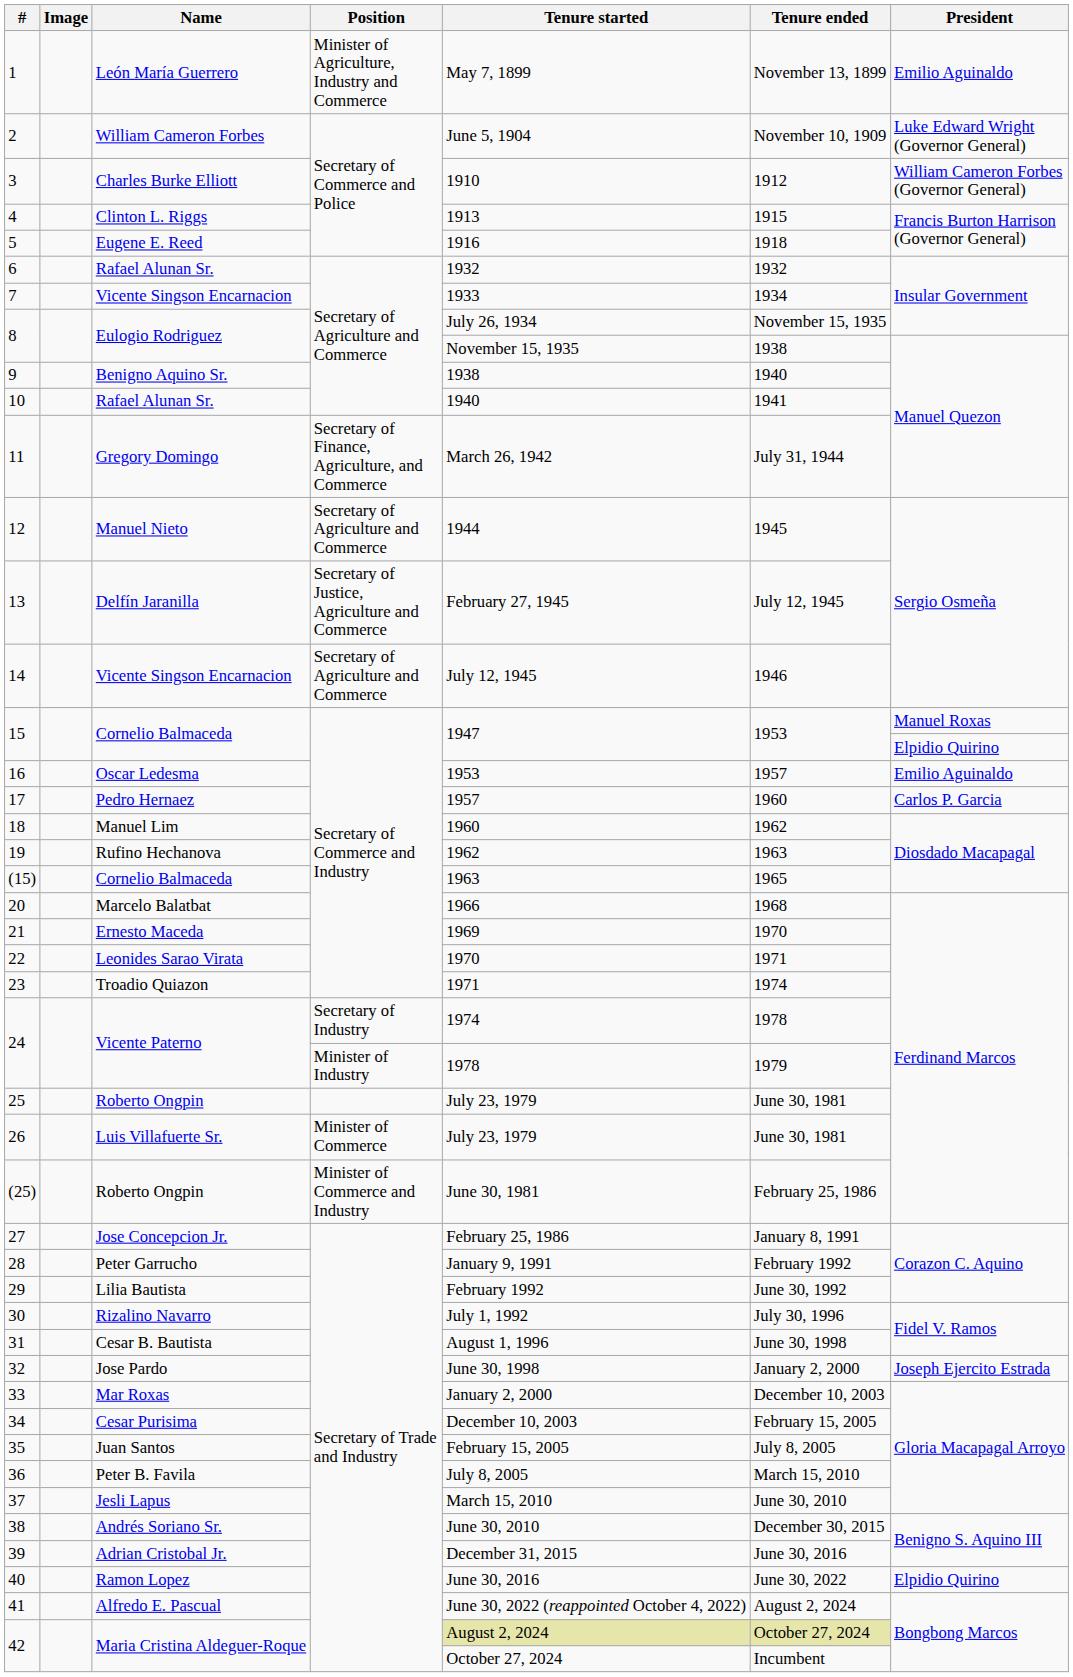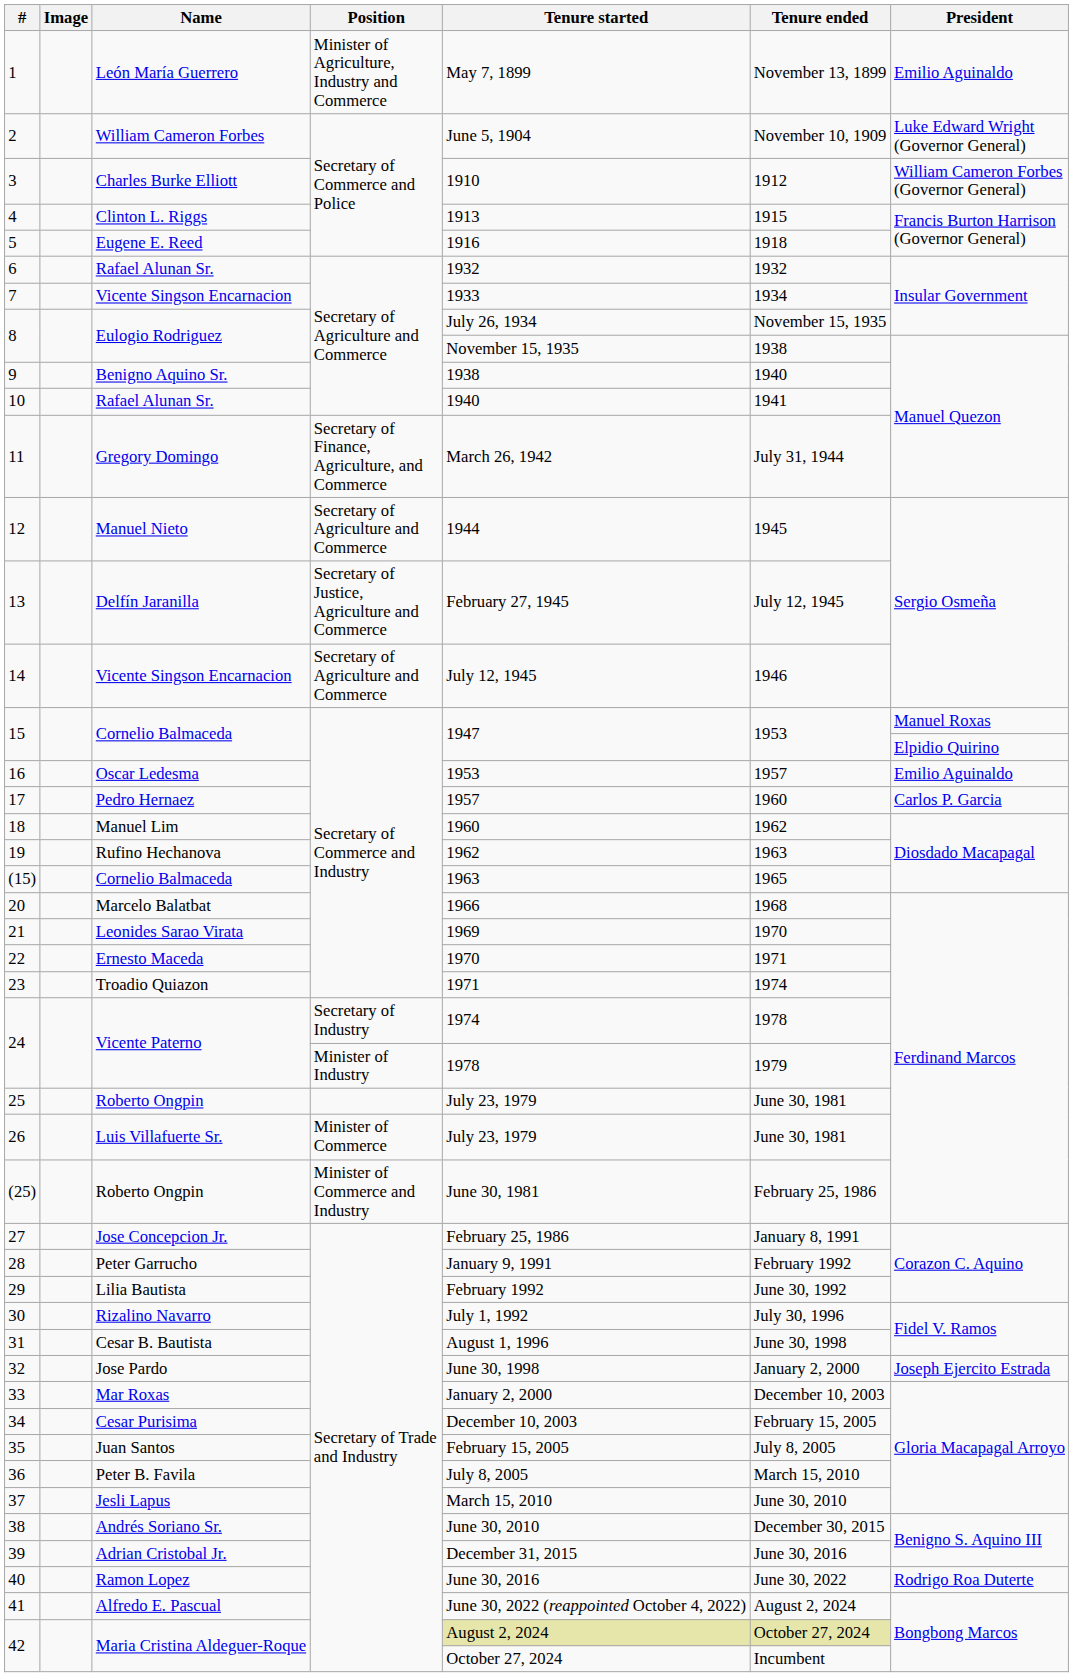(150, 931) Ernesto Maceda -> (170, 931) Leonides Sarao Virata
(170, 958) Leonides Sarao Virata -> (150, 958) Ernesto Maceda
(947, 1579) Elpidio Quirino -> (964, 1579) Rodrigo Roa Duterte
